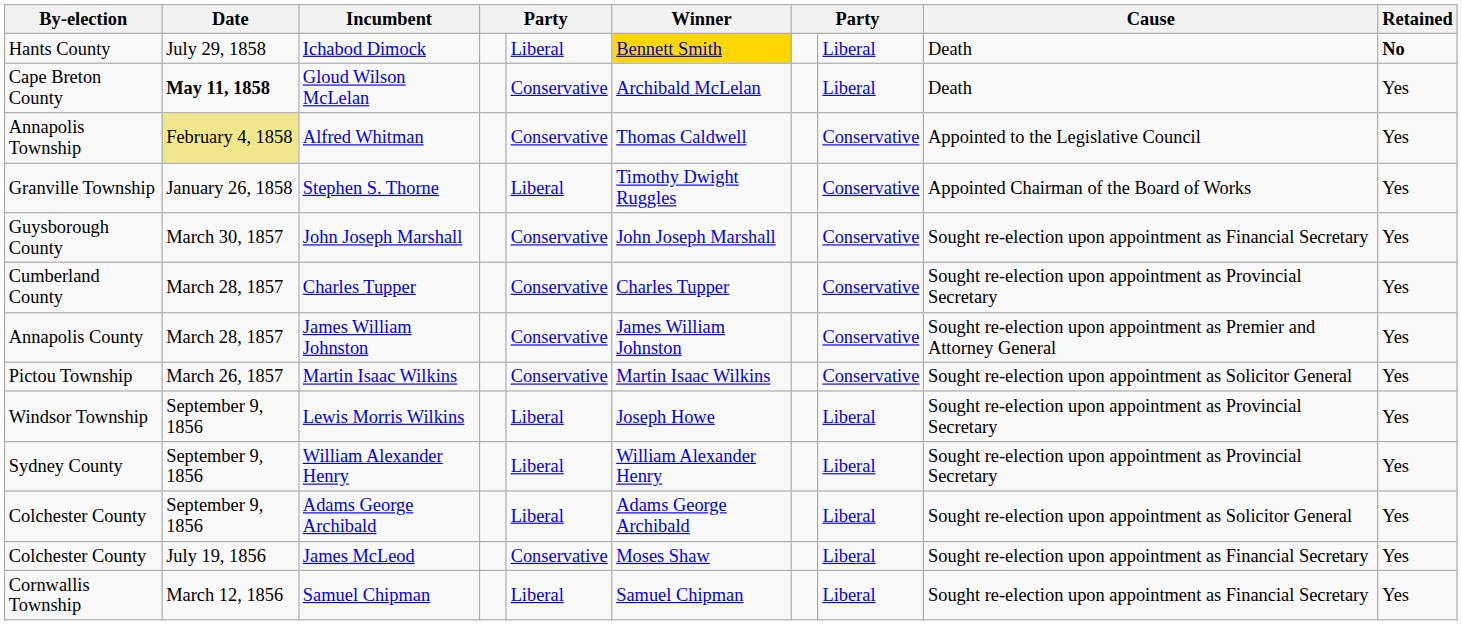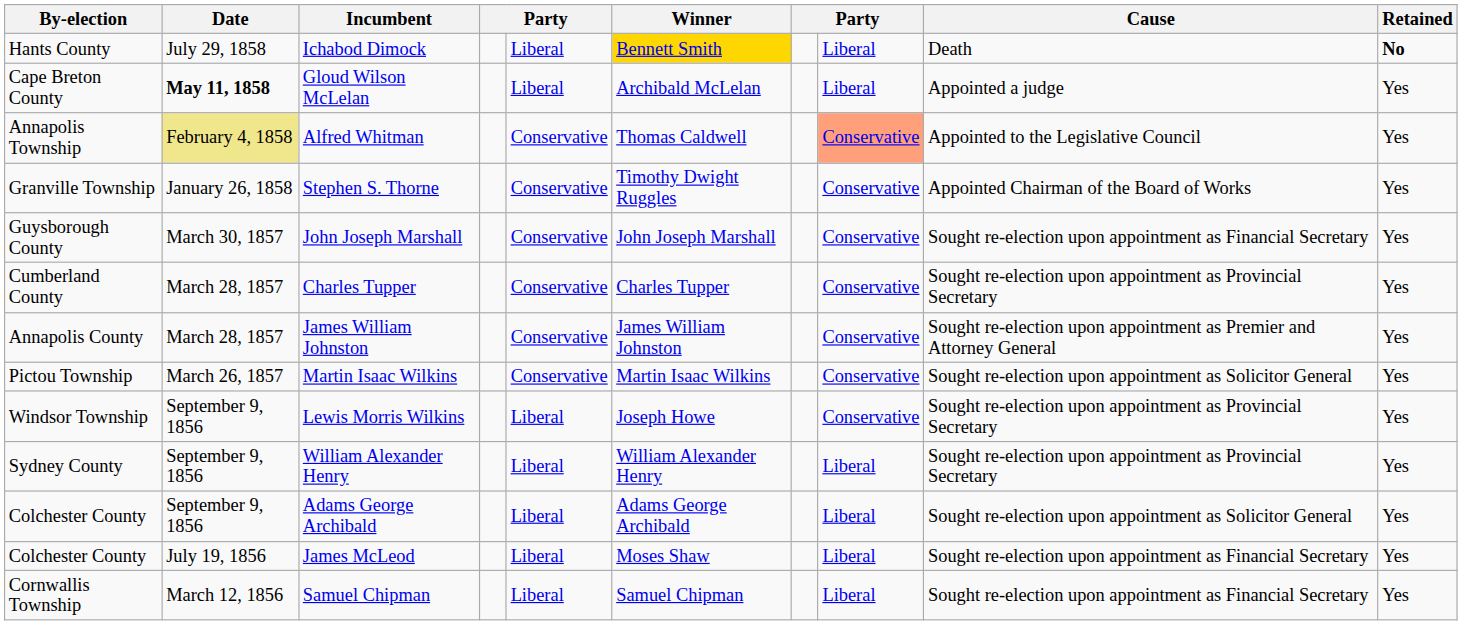(559, 87) Conservative -> (537, 87) Liberal
(950, 87) Death -> (996, 87) Appointed a judge
(871, 137) no background -> (871, 137) lightsalmon background
(537, 187) Liberal -> (559, 187) Conservative
(849, 416) Liberal -> (871, 416) Conservative
(559, 555) Conservative -> (537, 555) Liberal
